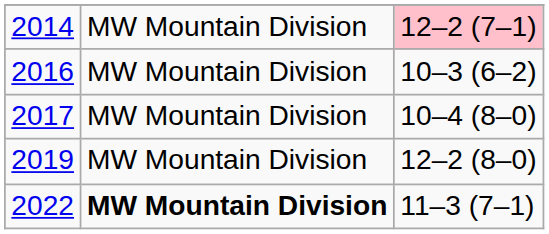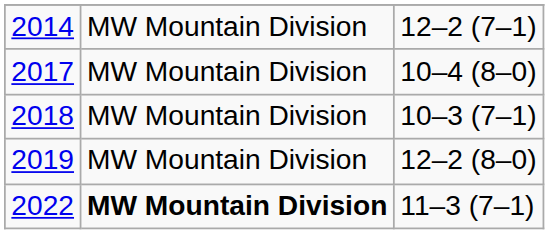(468, 26) pink background -> (468, 26) no background
- row: (43, 71)
+ row: (43, 116)
